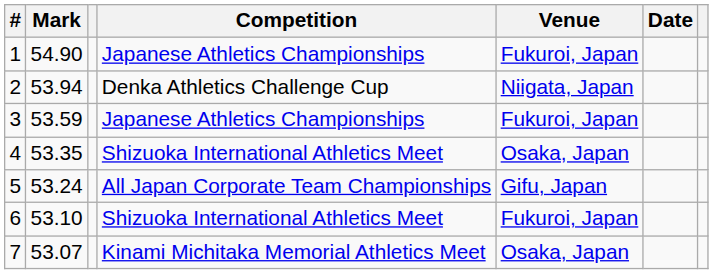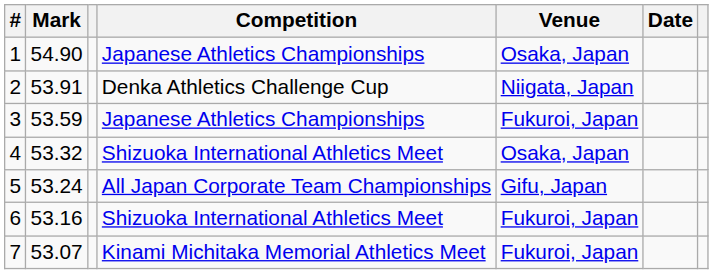(569, 53) Fukuroi, Japan -> (565, 53) Osaka, Japan
(57, 86) 53.94 -> (57, 86) 53.91
(57, 152) 53.35 -> (57, 152) 53.32
(57, 218) 53.10 -> (57, 218) 53.16
(565, 251) Osaka, Japan -> (569, 251) Fukuroi, Japan
